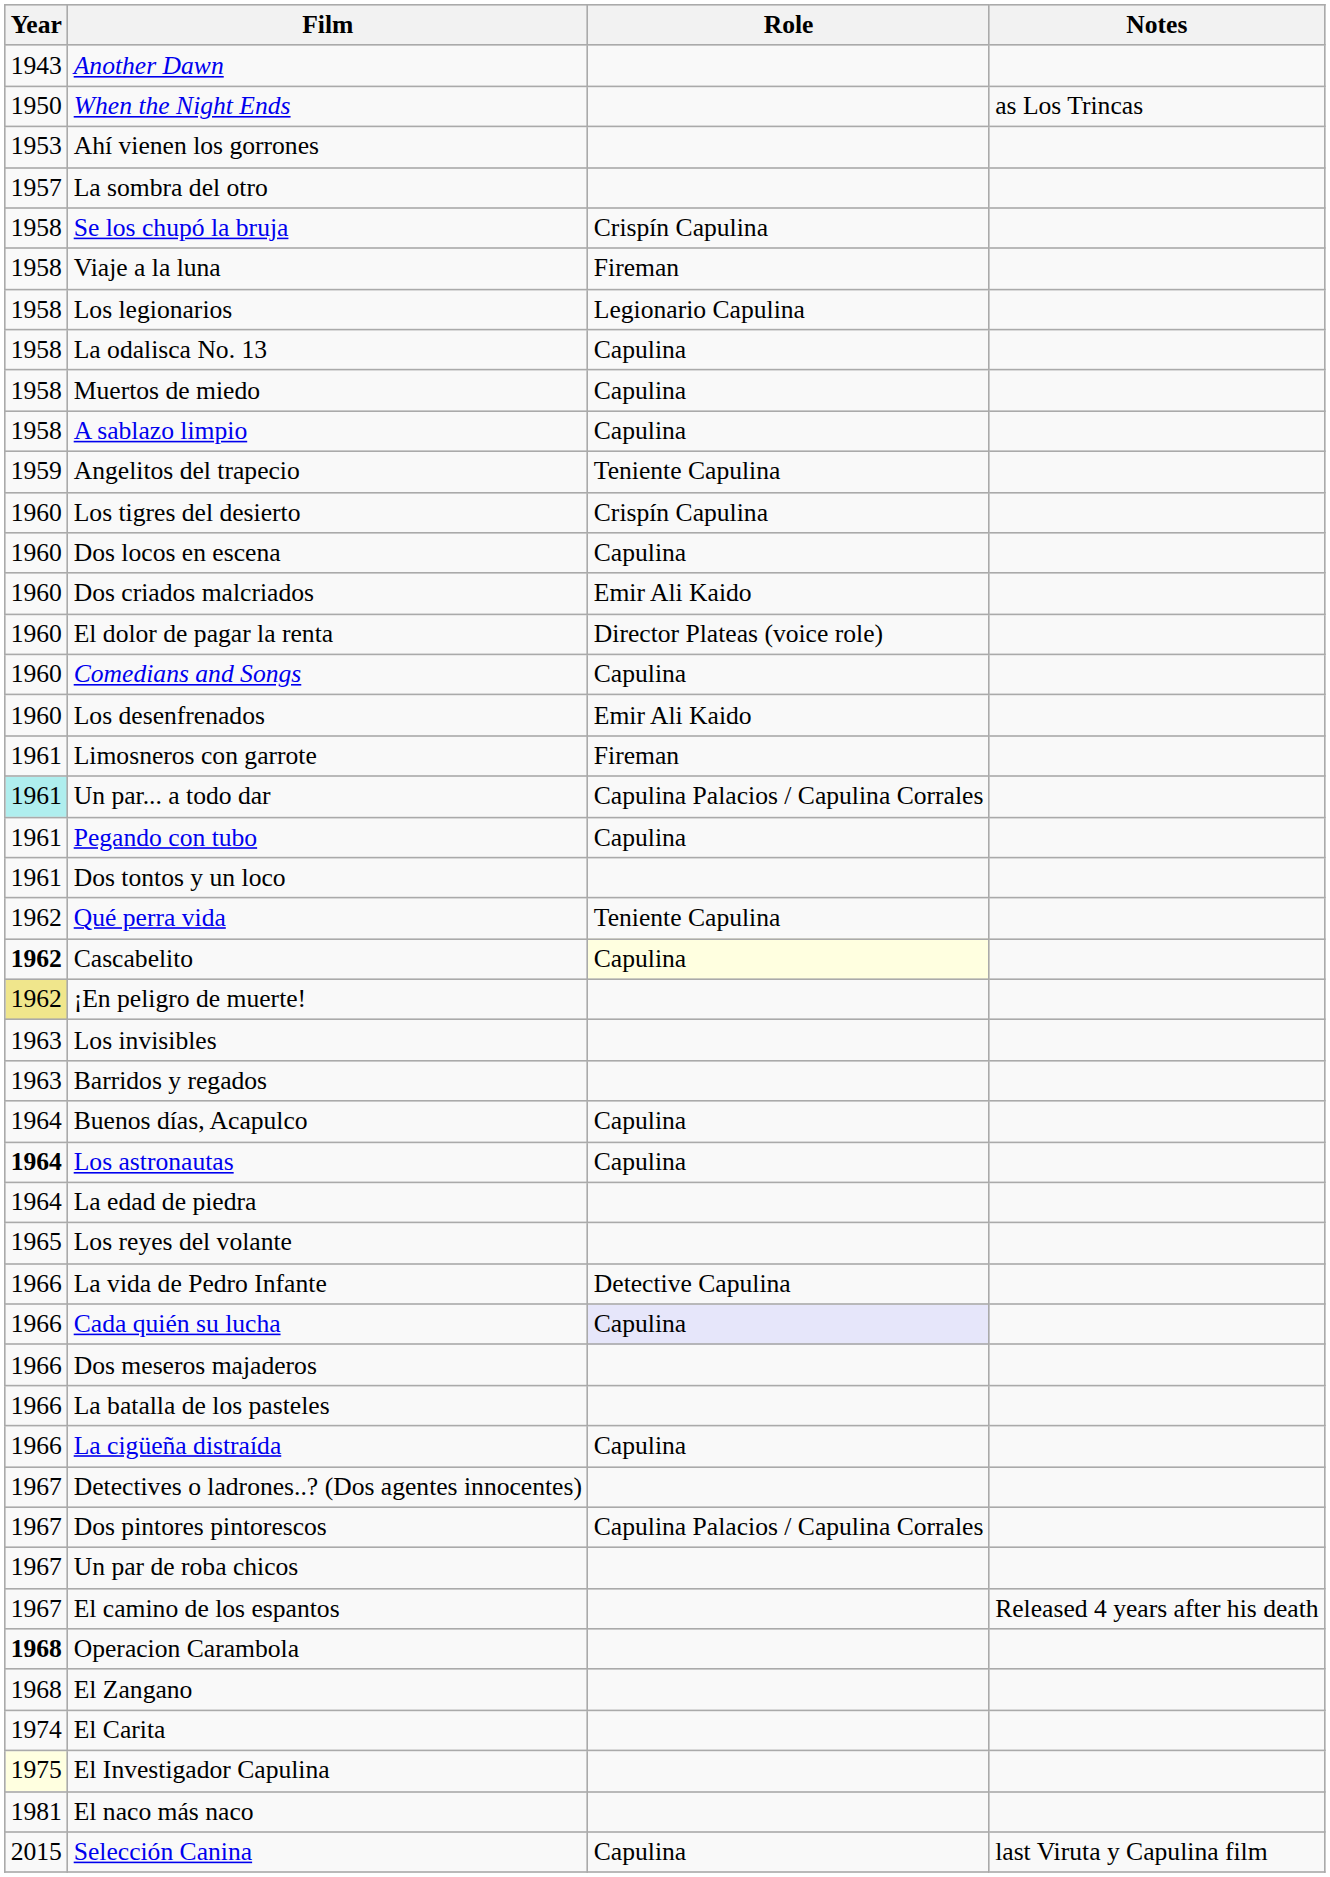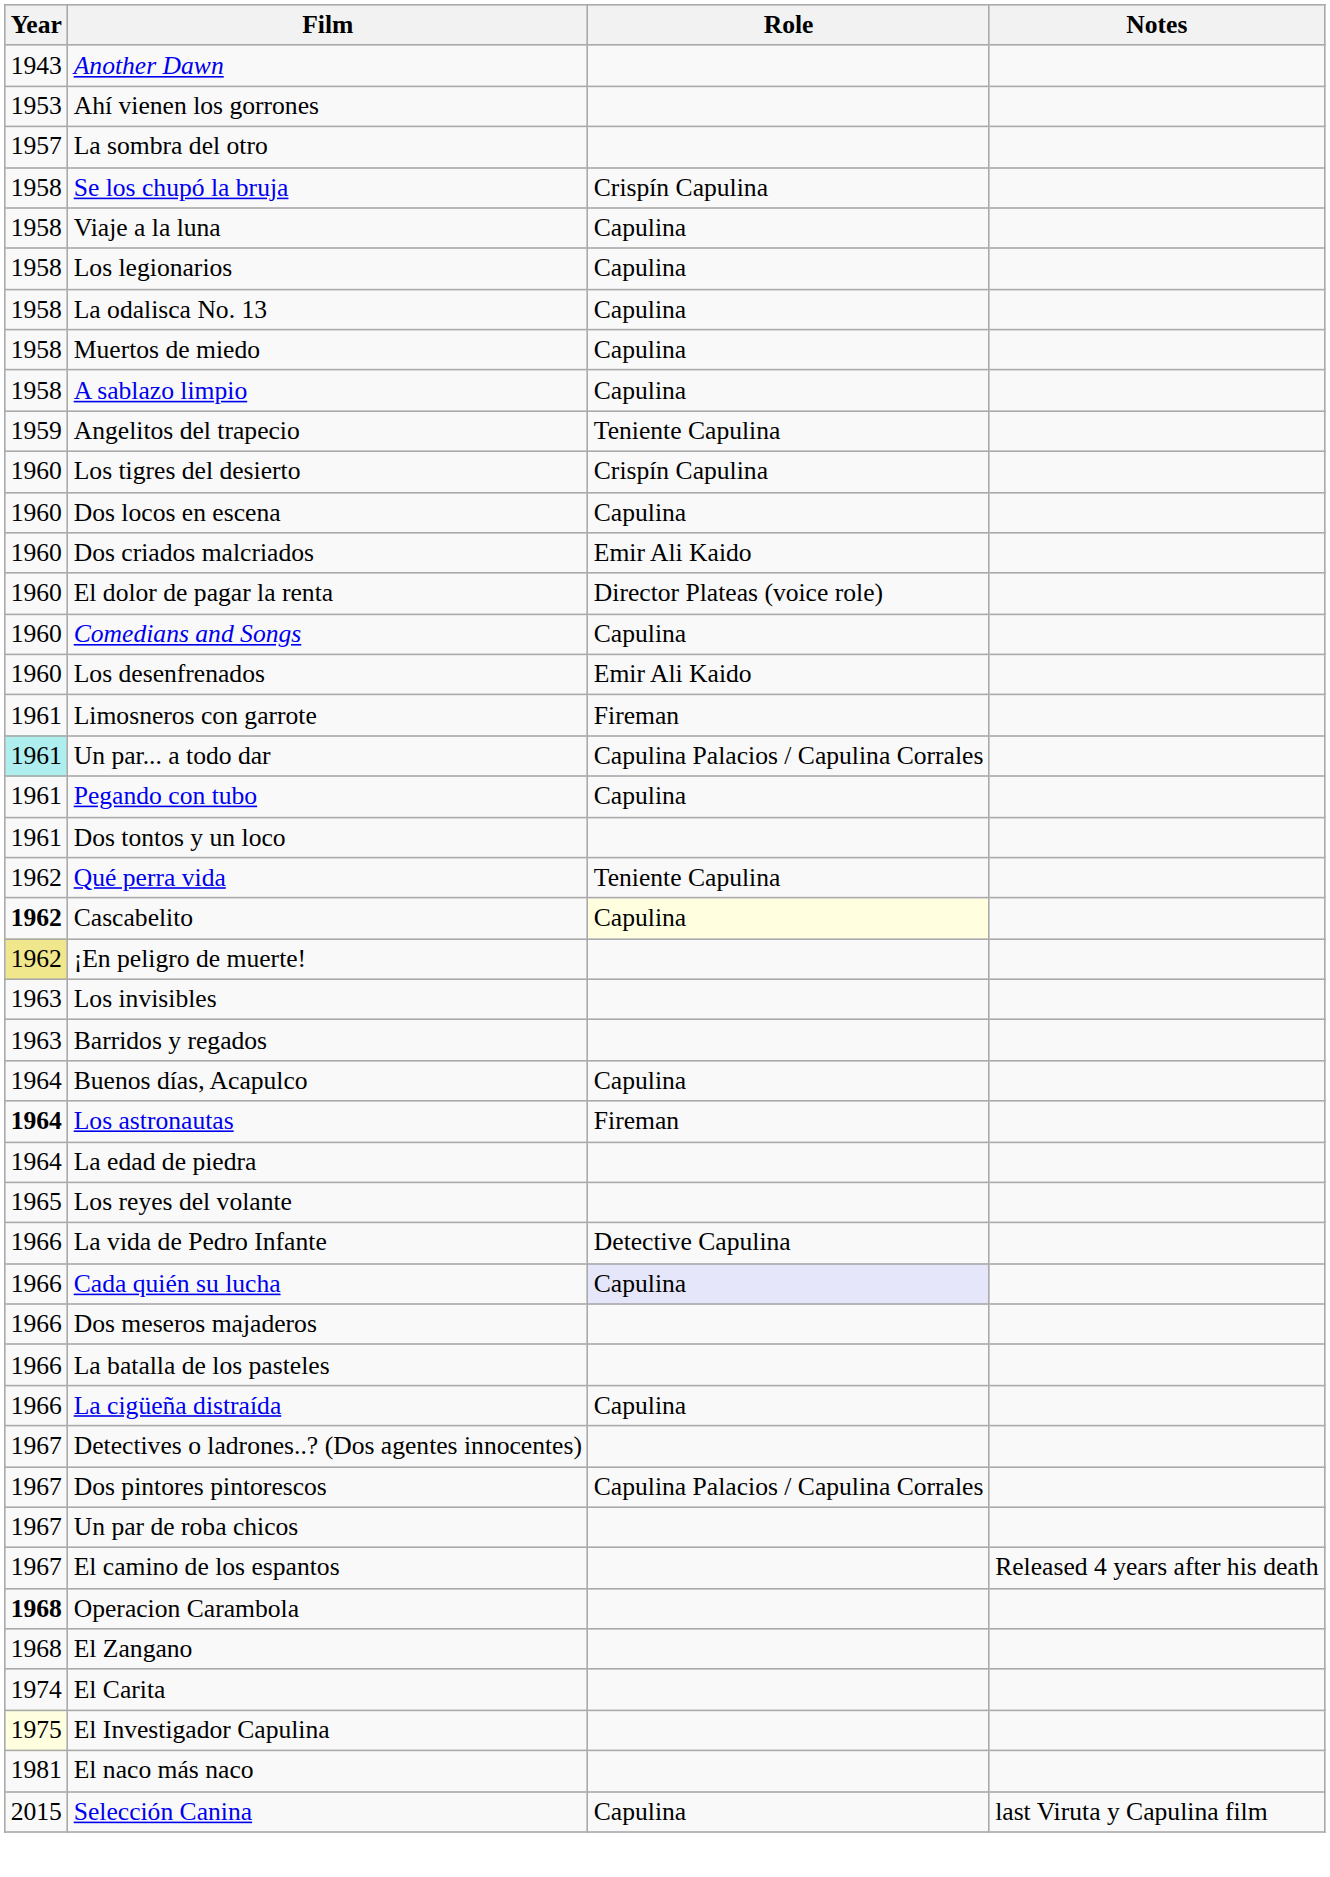- row: (182, 106)
(636, 268) Fireman -> (640, 227) Capulina
(699, 308) Legionario Capulina -> (640, 268) Capulina
(640, 1161) Capulina -> (636, 1120) Fireman
